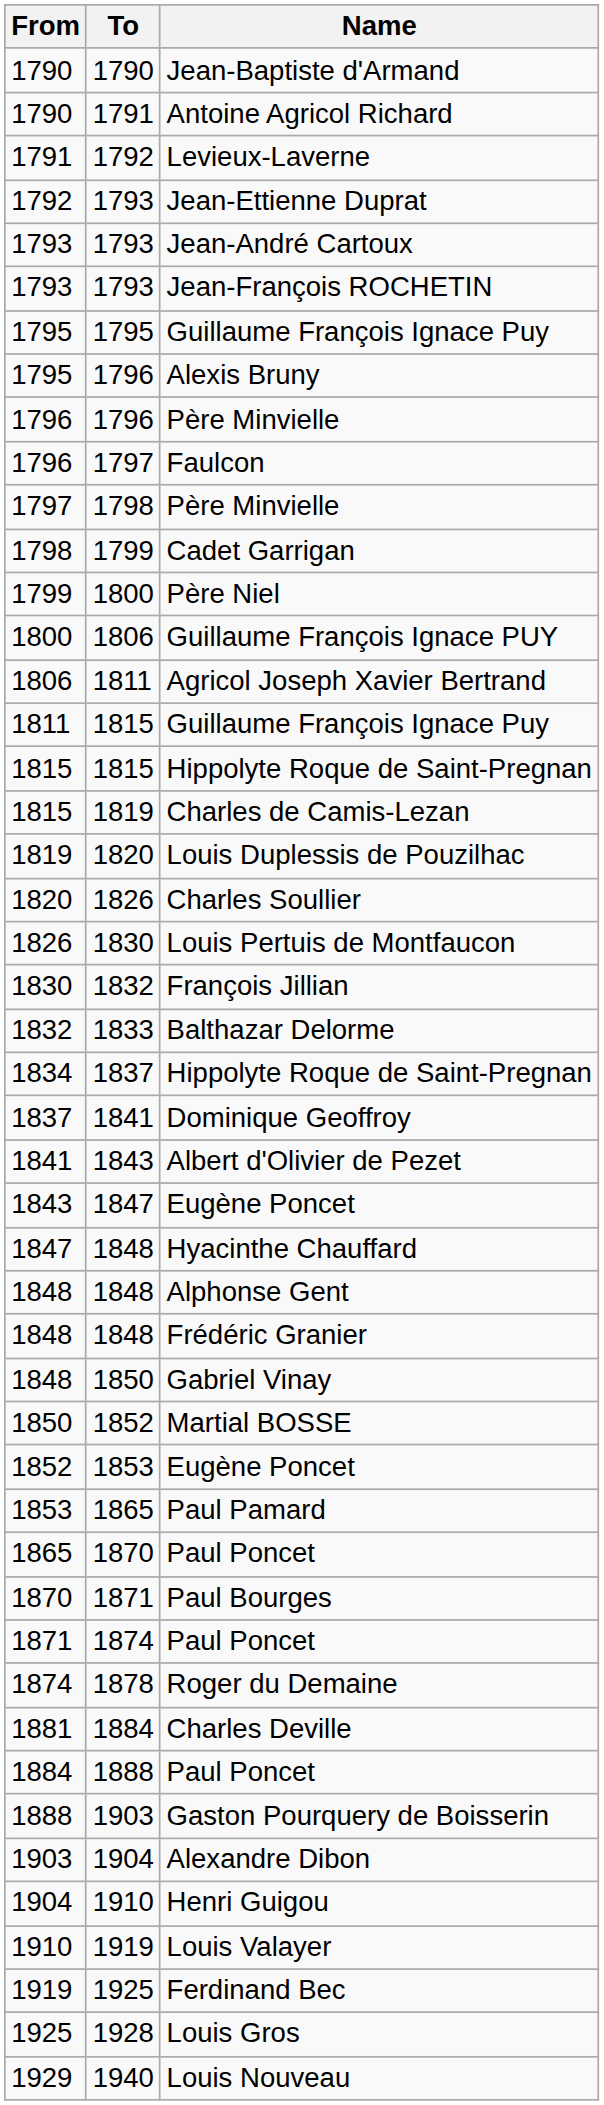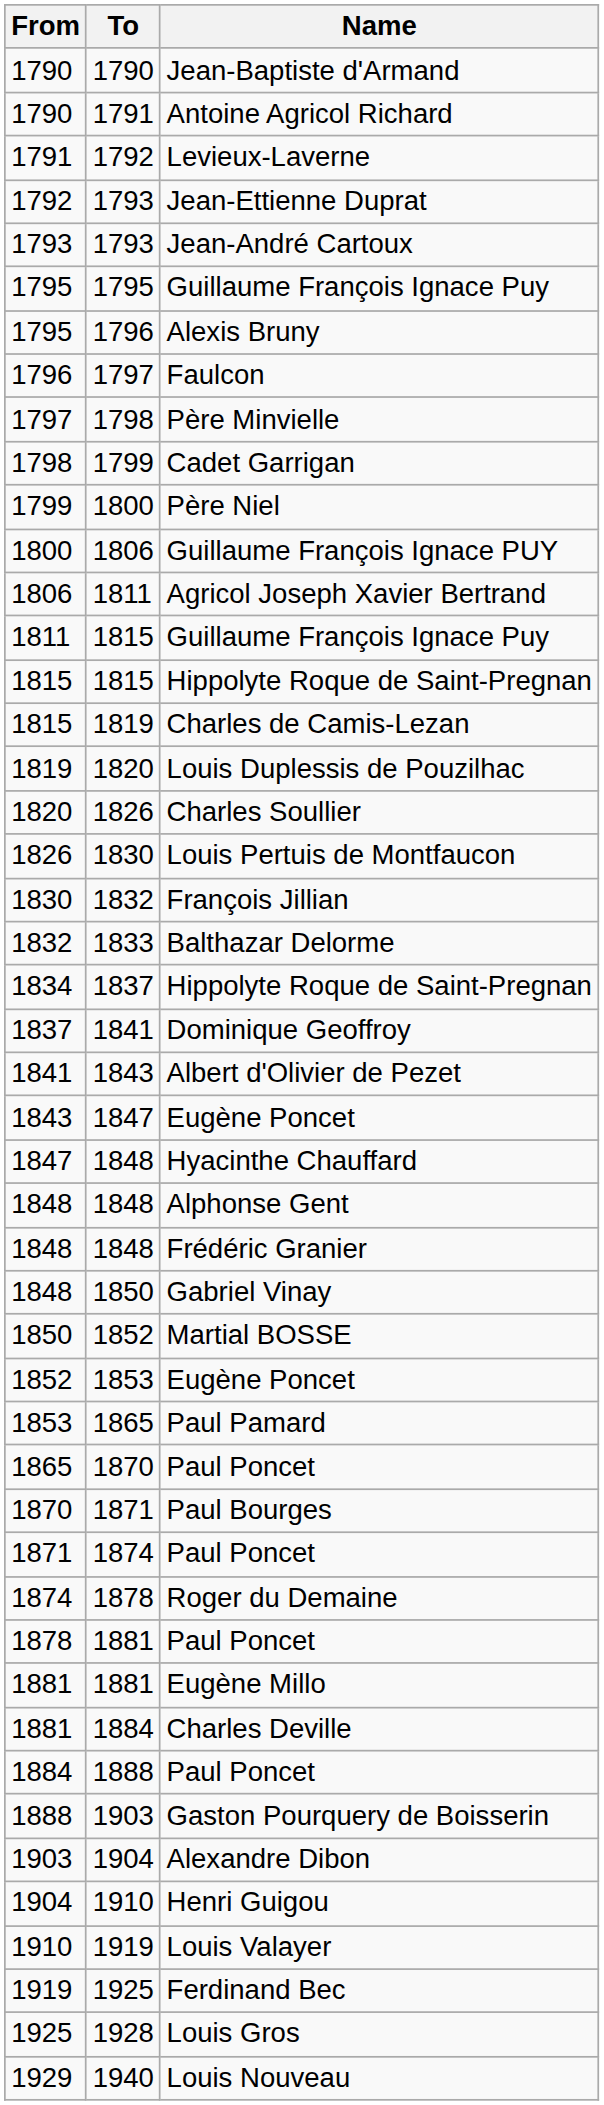- row: (123, 288)
- row: (123, 419)
+ row: (123, 1641)
+ row: (123, 1684)
